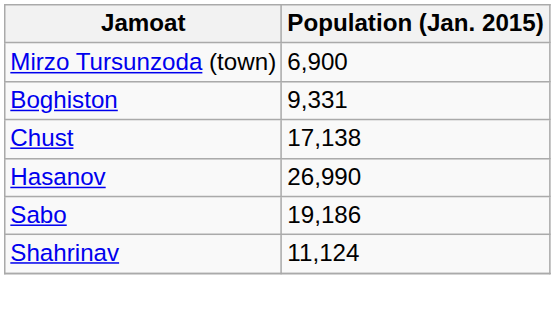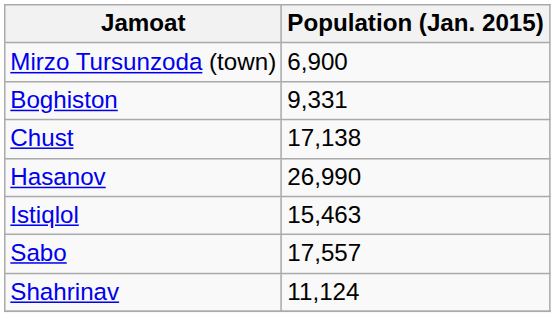+ row: (45, 215)
(324, 215) 19,186 -> (324, 253) 17,557
